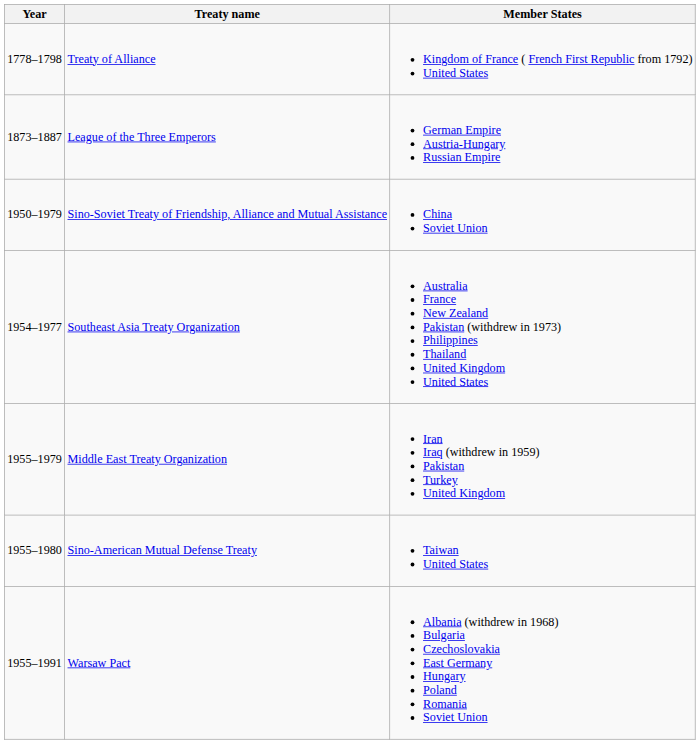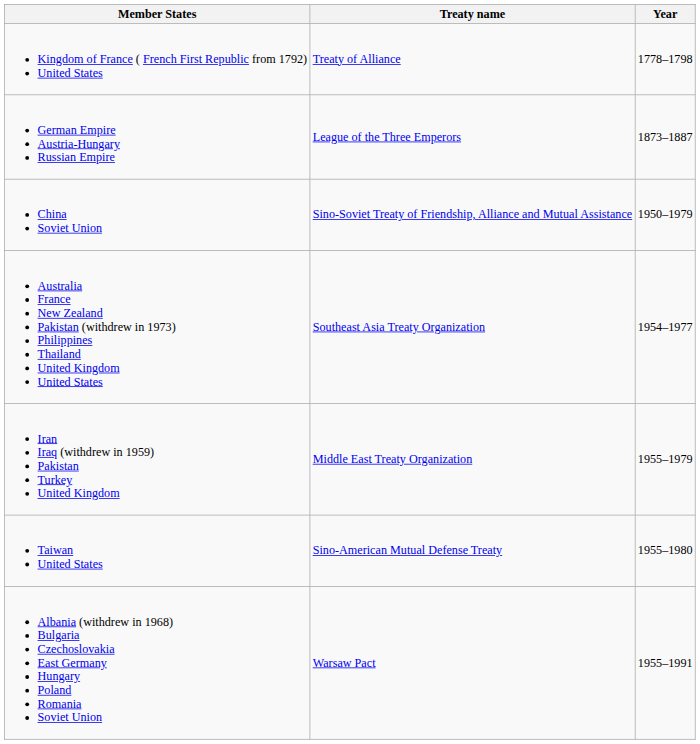columns swapped: (35, 14) <-> (543, 14)
